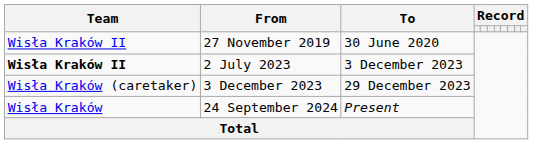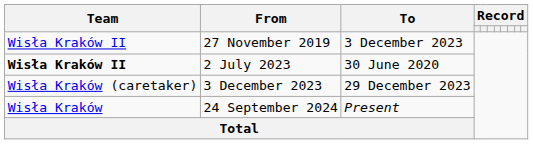(392, 43) 30 June 2020 -> (404, 43) 3 December 2023
(404, 64) 3 December 2023 -> (392, 64) 30 June 2020
